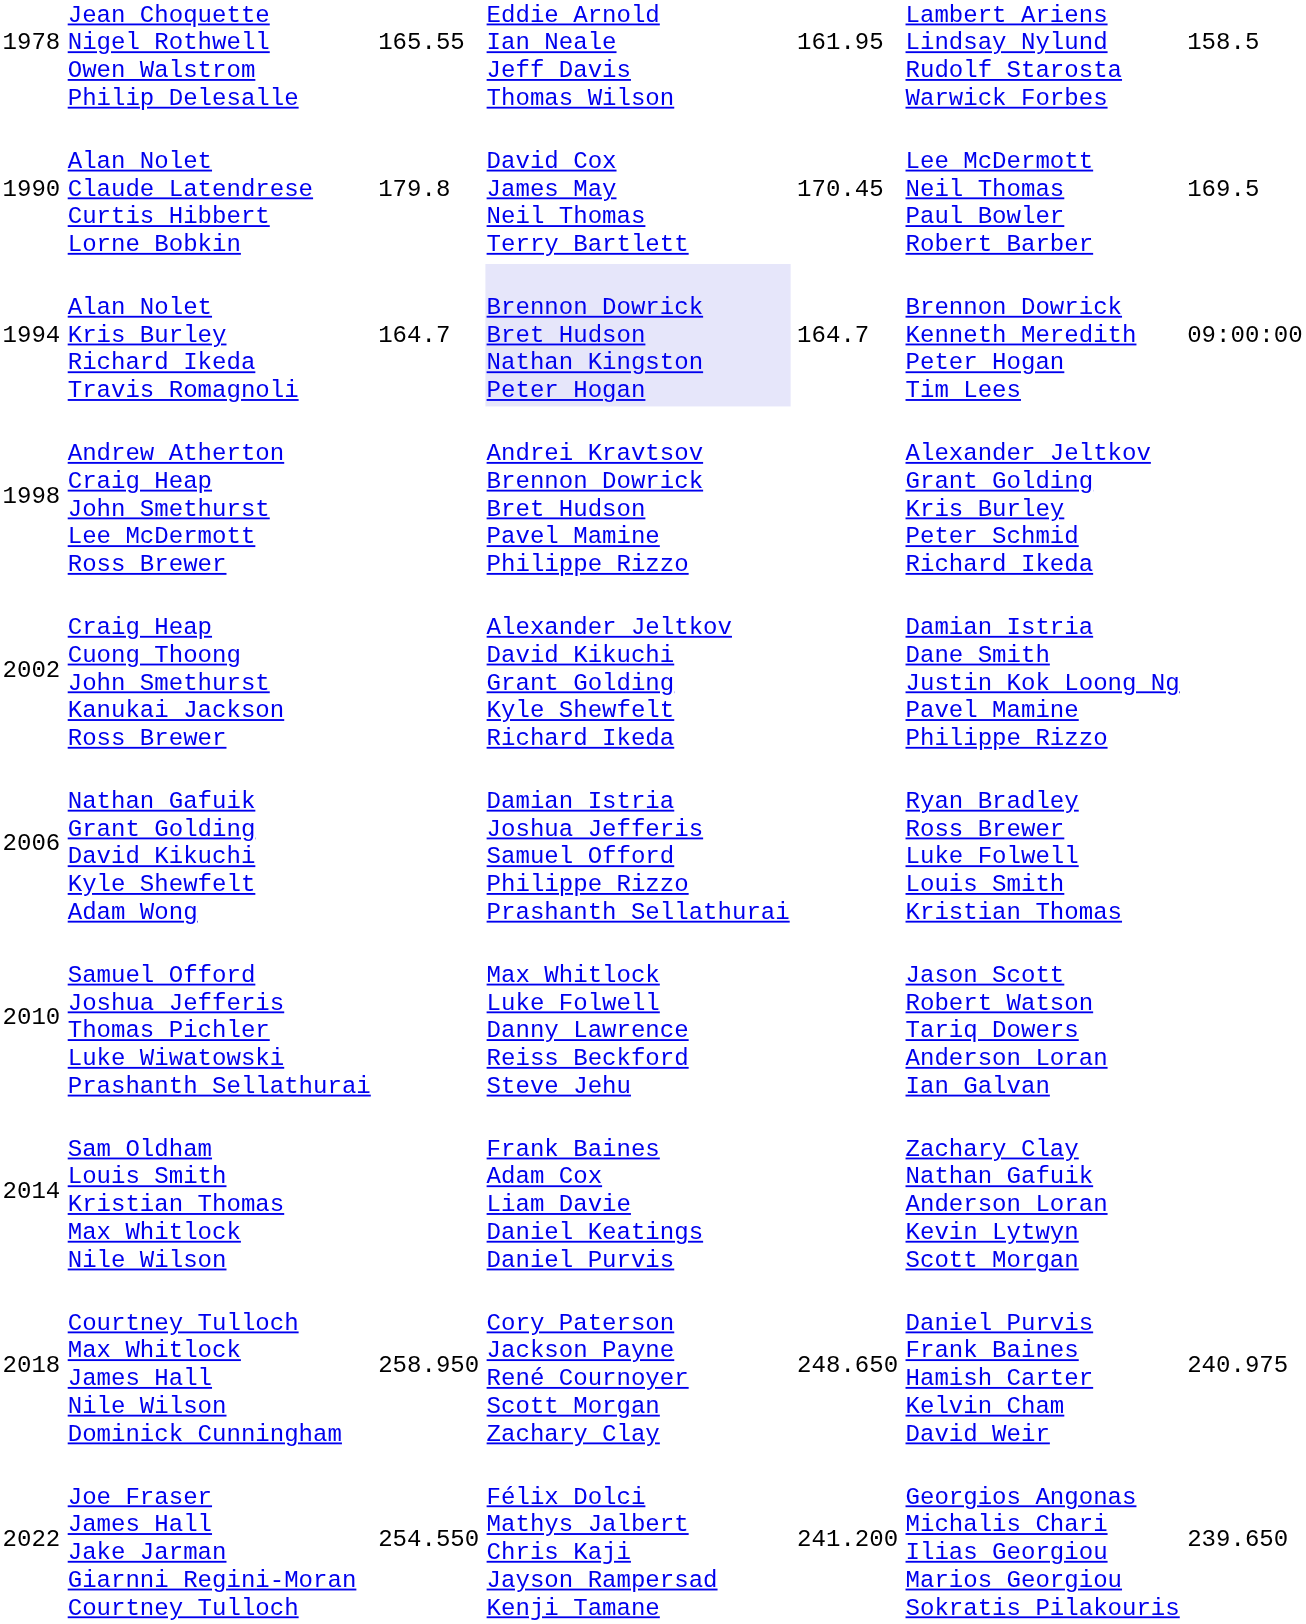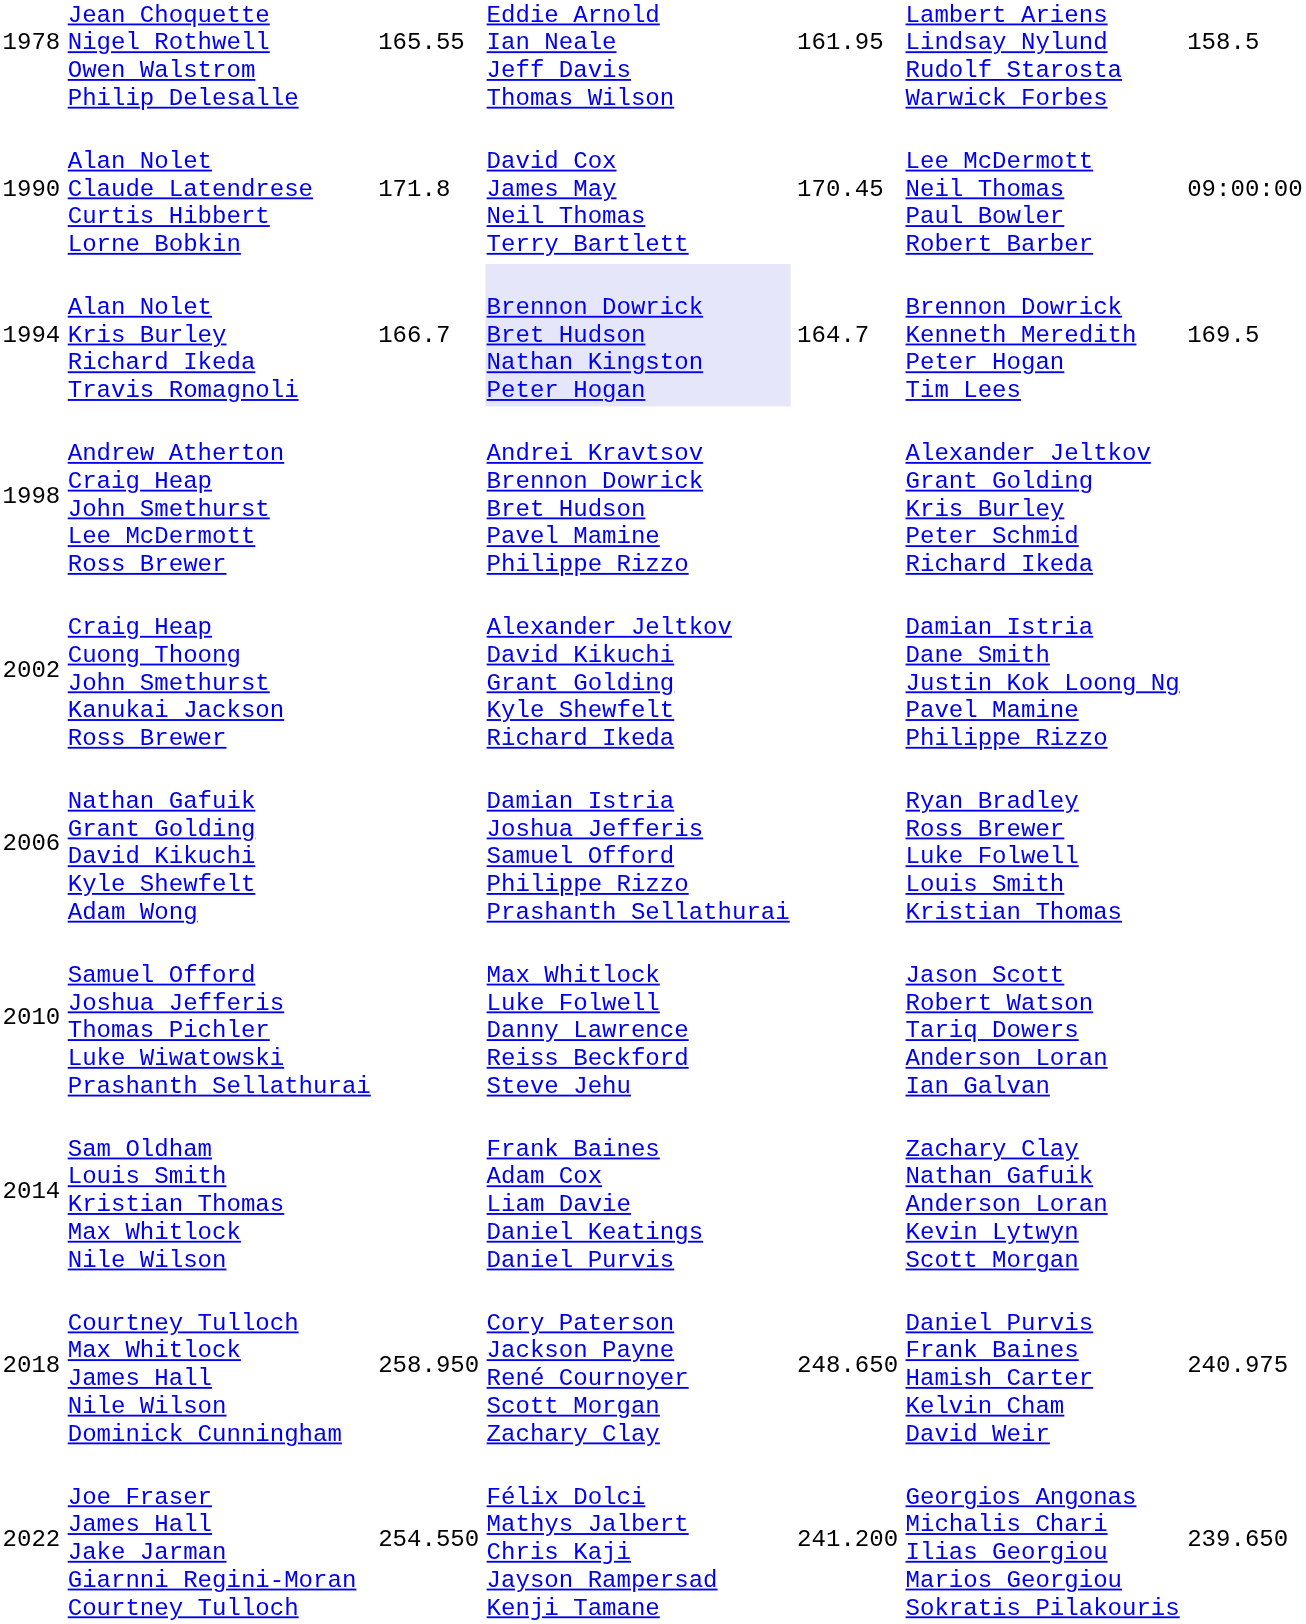(414, 189) 179.8 -> (414, 189) 171.8
(1223, 189) 169.5 -> (1245, 189) 09:00:00
(414, 335) 164.7 -> (414, 335) 166.7
(1245, 335) 09:00:00 -> (1223, 335) 169.5
